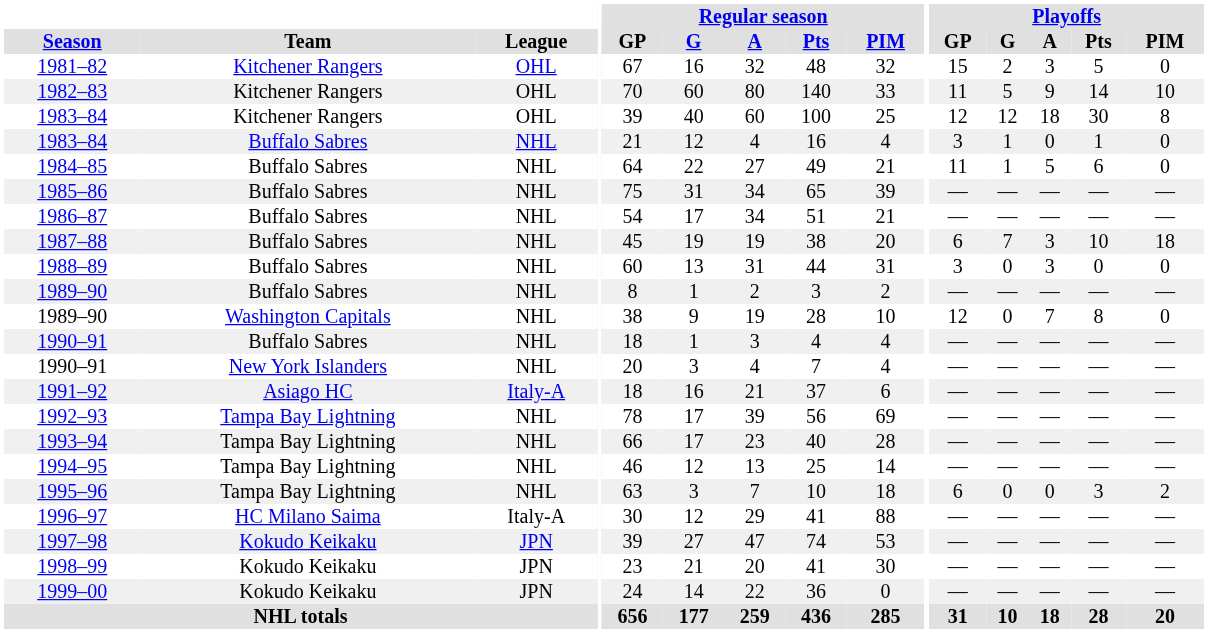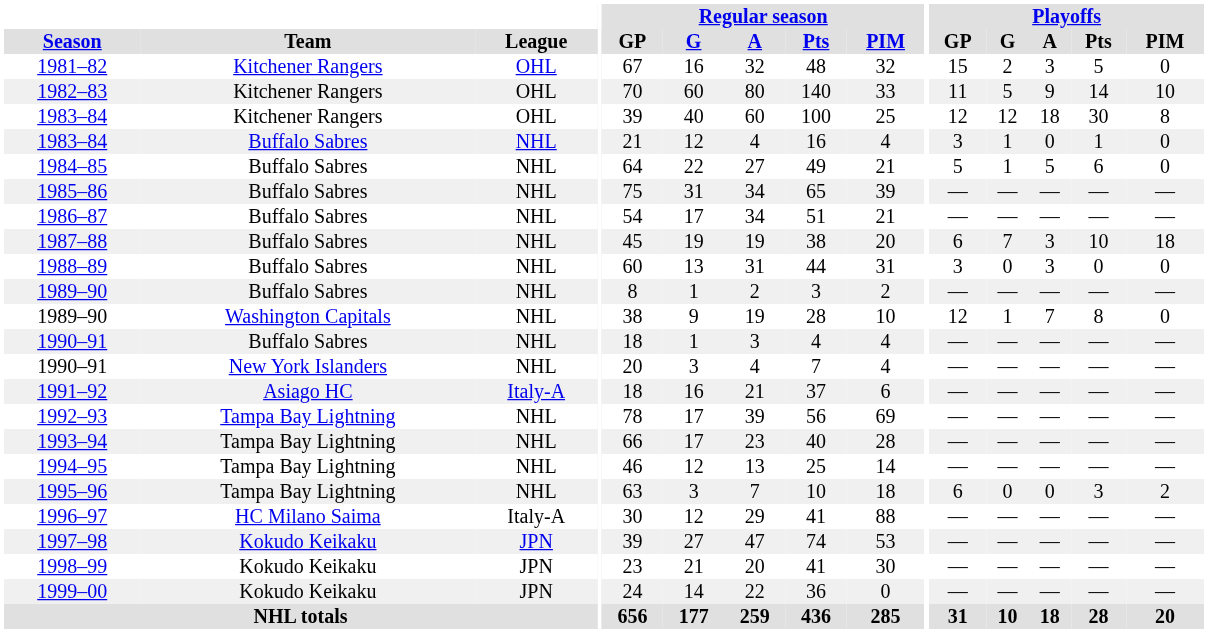(958, 166) 11 -> (958, 166) 5
(1007, 316) 0 -> (1007, 316) 1
